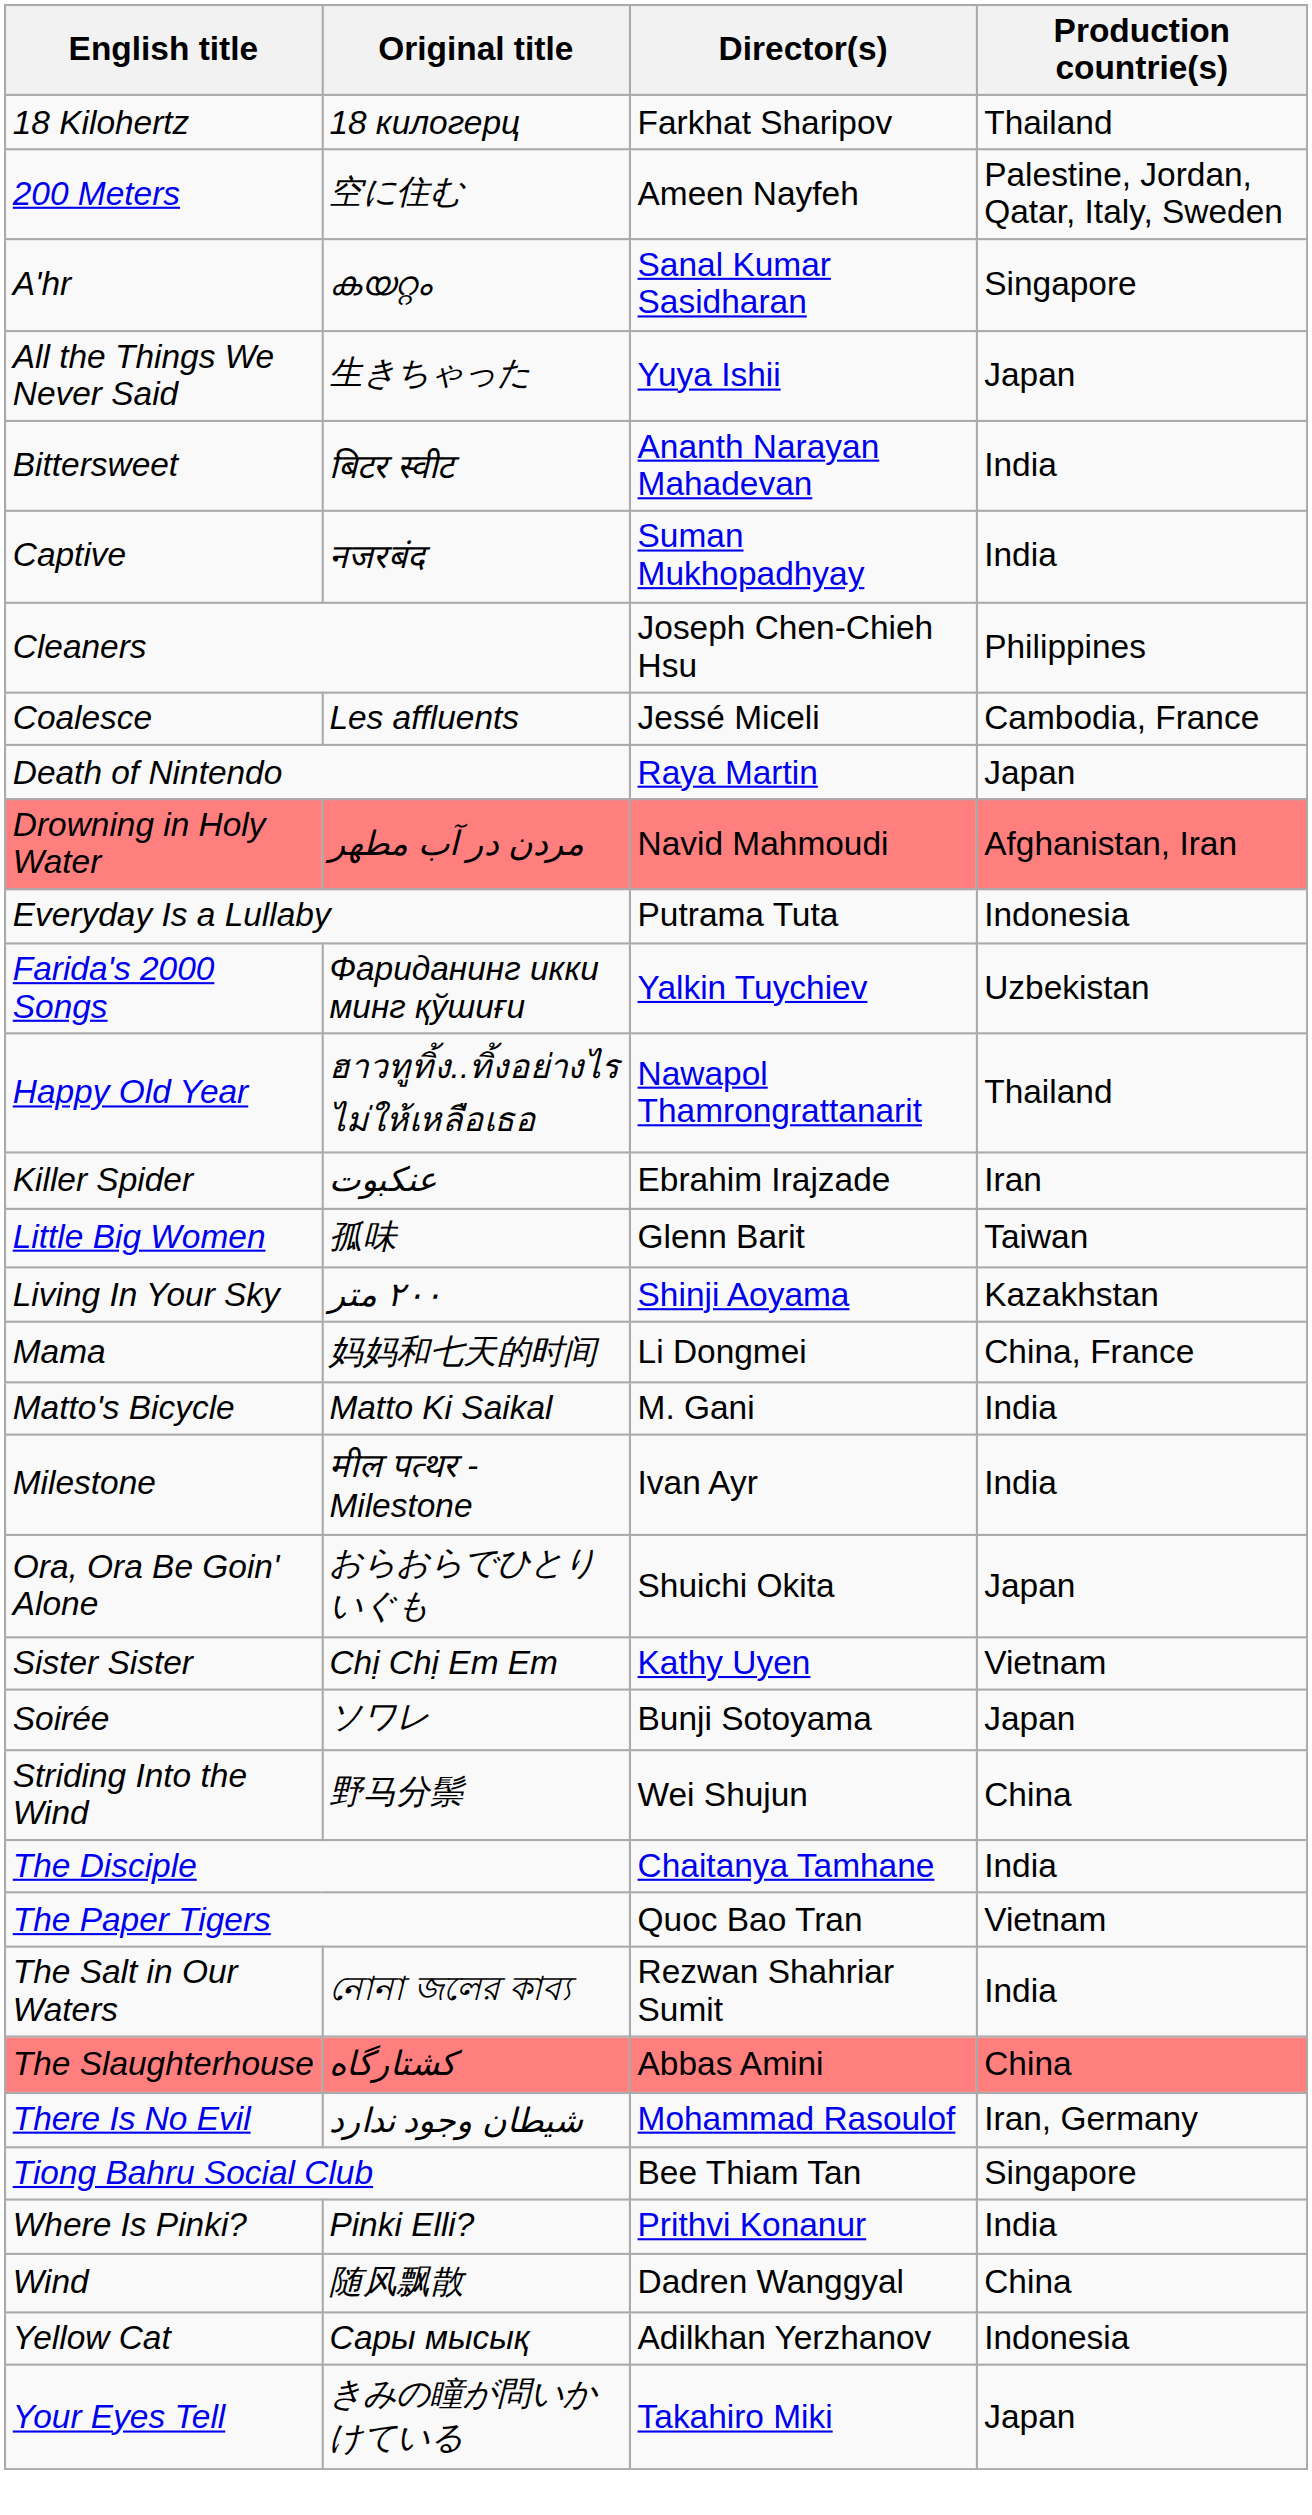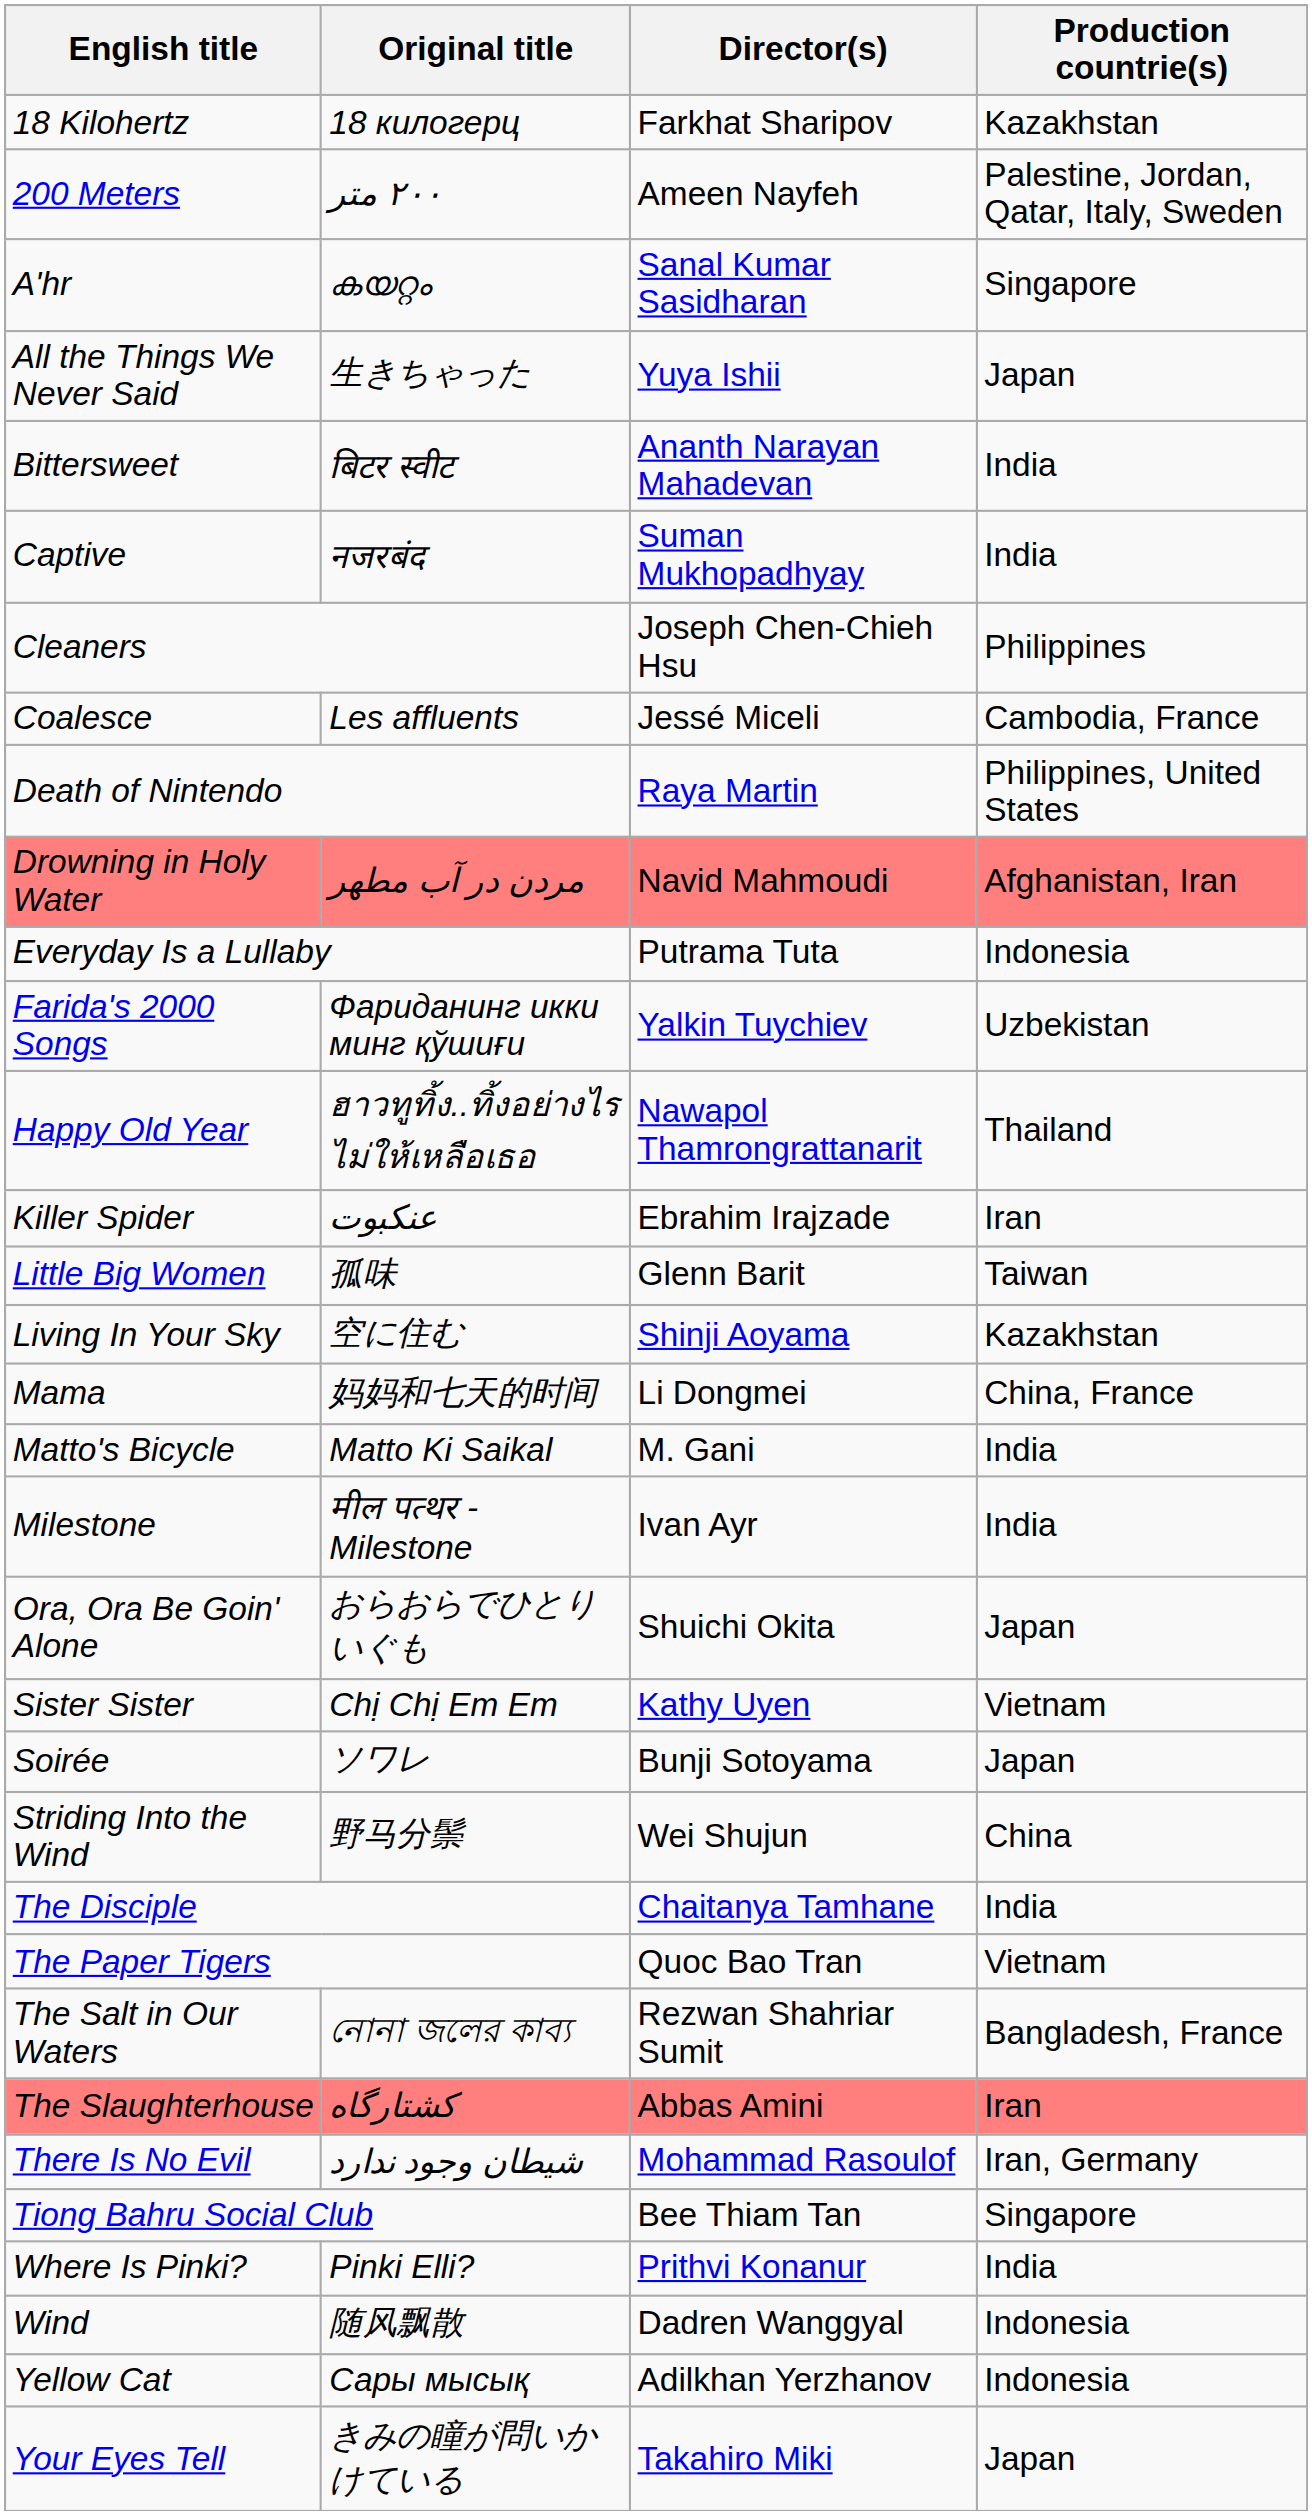(1048, 121) Thailand -> (1072, 121) Kazakhstan
(396, 192) 空に住む -> (386, 194) ٢٠٠ متر
(1030, 771) Japan -> (1123, 790) Philippines, United States
(386, 1295) ٢٠٠ متر -> (396, 1333) 空に住む
(1020, 1990) India -> (1134, 2032) Bangladesh, France
(1028, 2063) China -> (1013, 2105) Iran
(1028, 2282) China -> (1057, 2324) Indonesia
